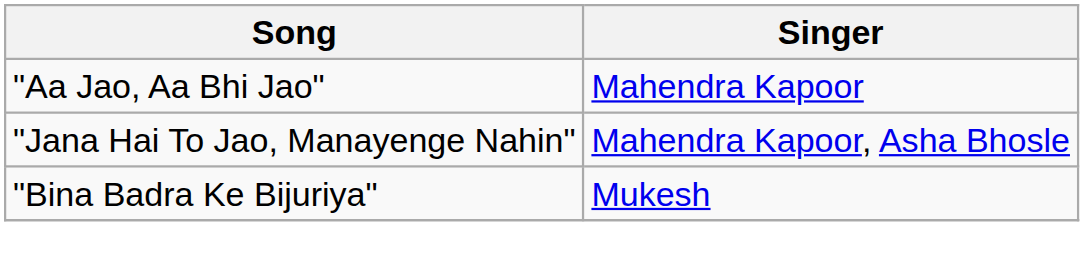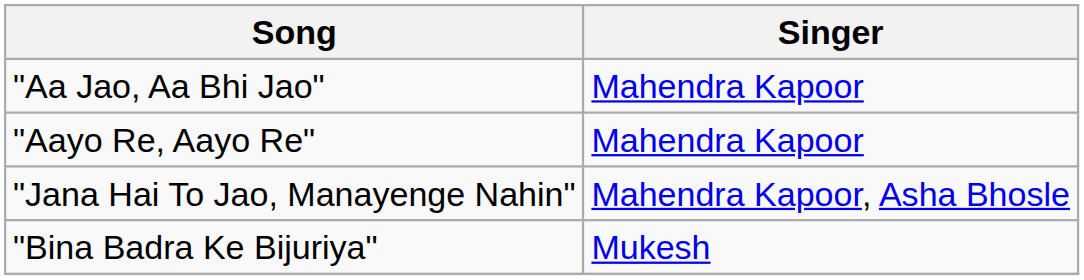+ row: (164, 140)
